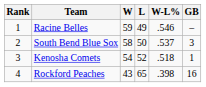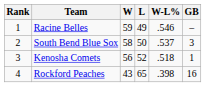(128, 58) 54 -> (128, 58) 56
